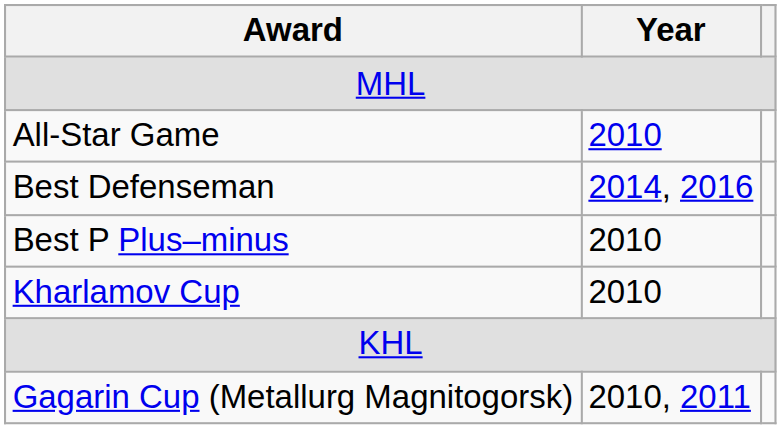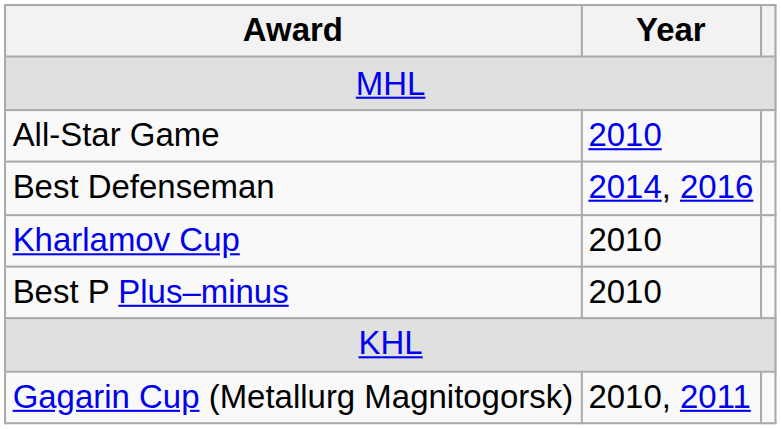rows swapped: (151, 239) <-> (126, 291)
